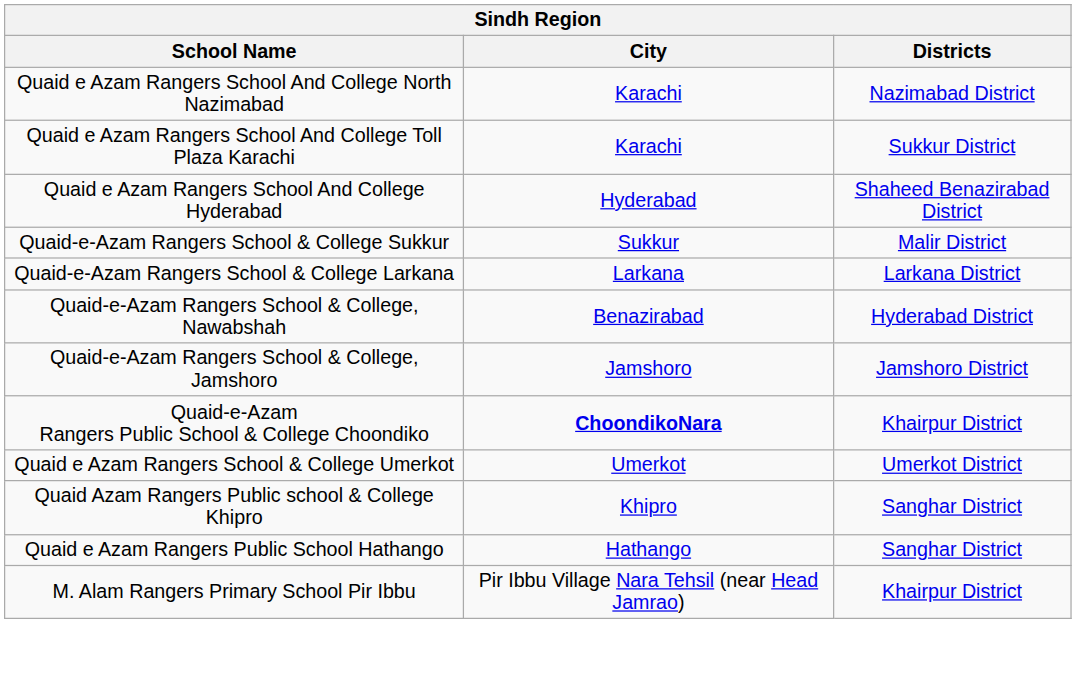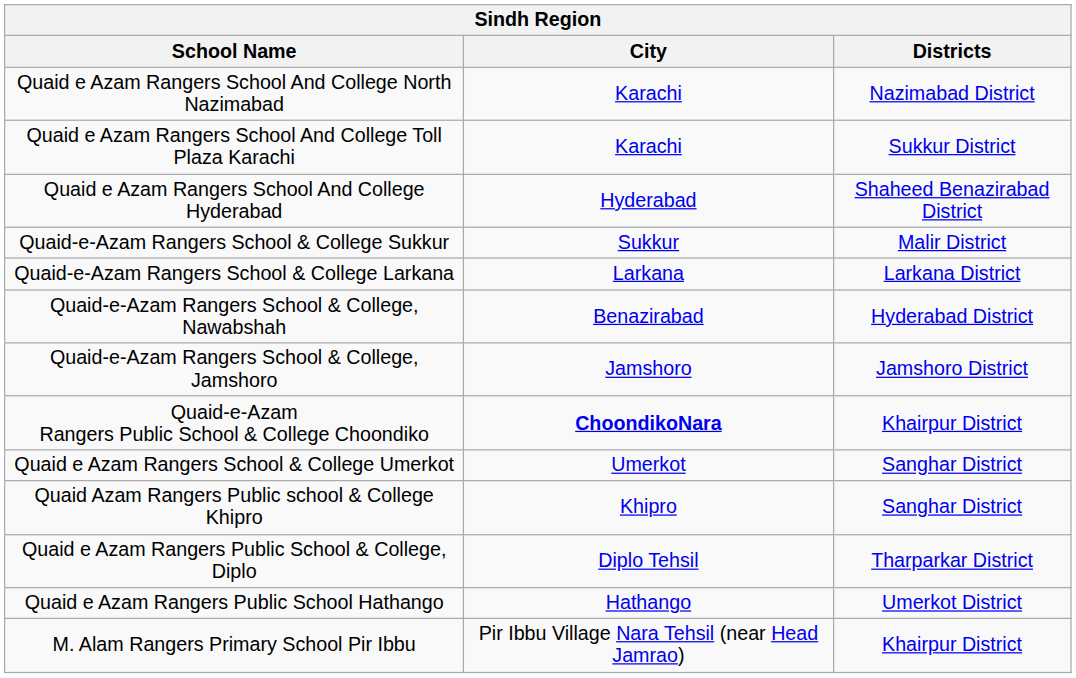(952, 465) Umerkot District -> (952, 465) Sanghar District
+ row: (234, 560)
(952, 549) Sanghar District -> (952, 602) Umerkot District
